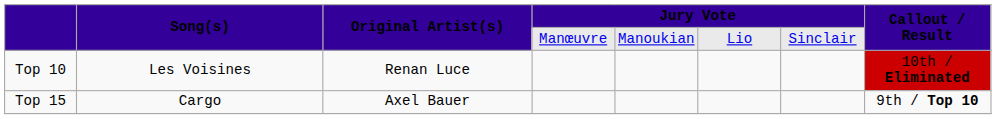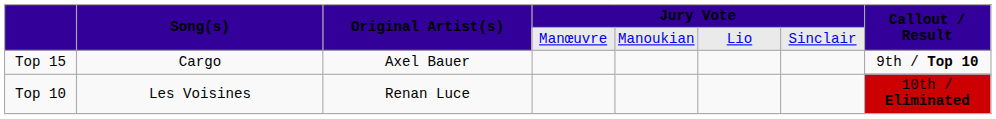rows swapped: (41, 102) <-> (41, 70)
